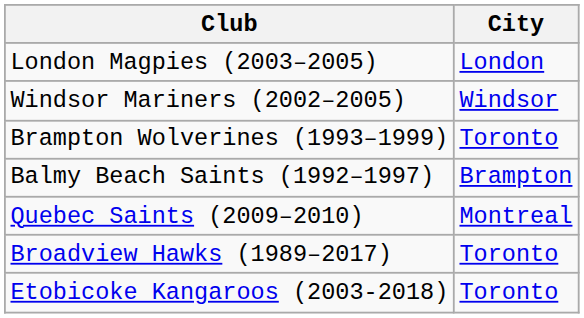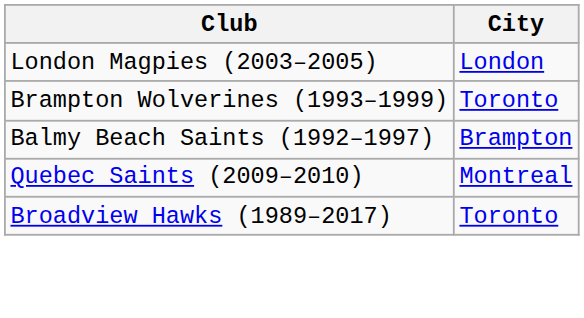- row: (208, 101)
- row: (229, 293)
